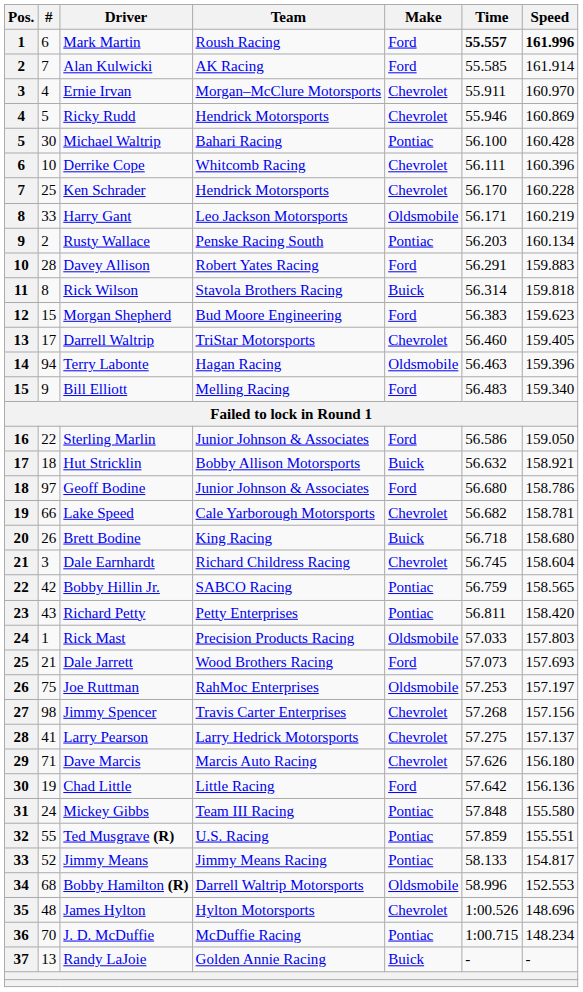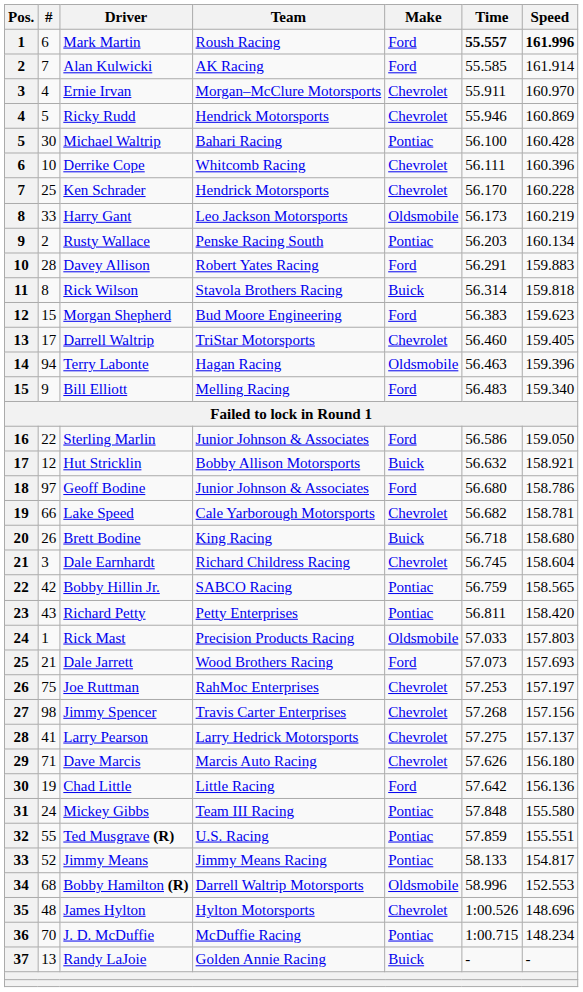(486, 215) 56.171 -> (486, 215) 56.173
(49, 463) 18 -> (49, 463) 12
(423, 687) Oldsmobile -> (418, 687) Chevrolet
